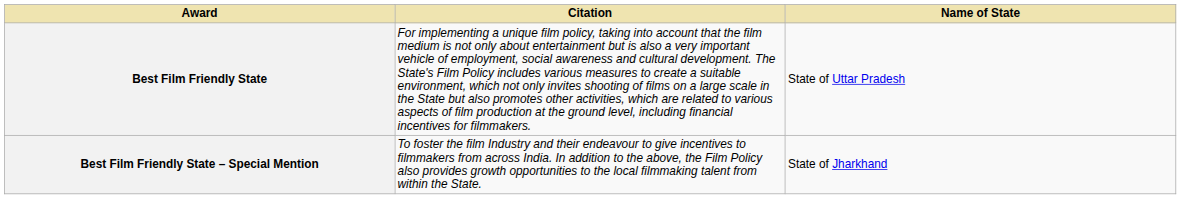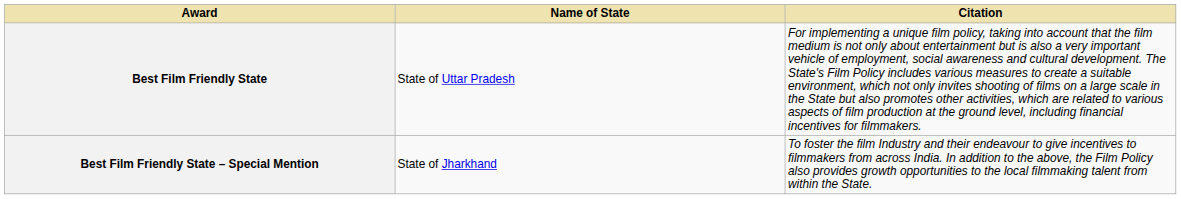columns swapped: (981, 13) <-> (590, 13)
